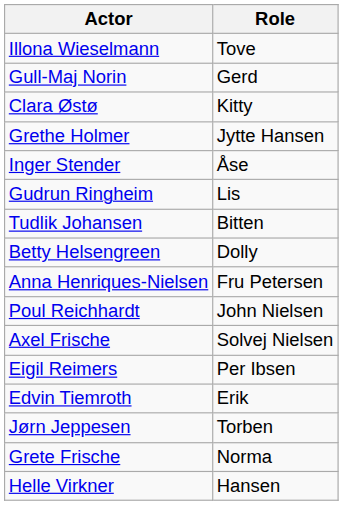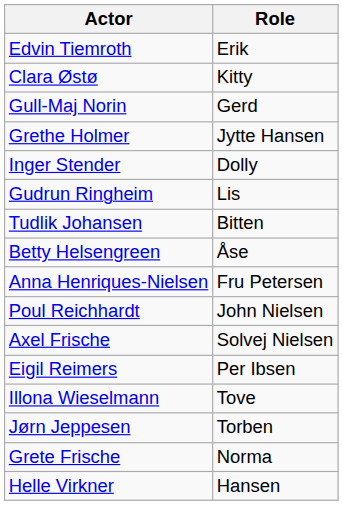rows swapped: (84, 48) <-> (70, 398)
rows swapped: (53, 106) <-> (68, 77)
(233, 164) Åse -> (237, 164) Dolly
(237, 252) Dolly -> (233, 252) Åse
